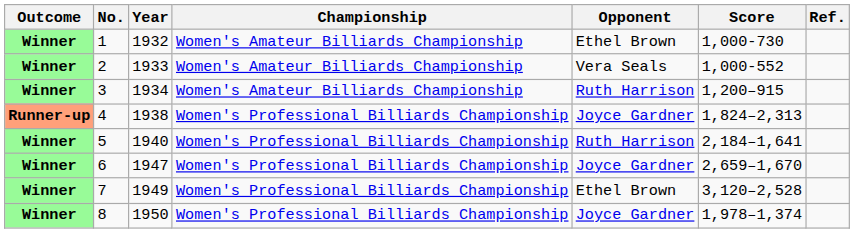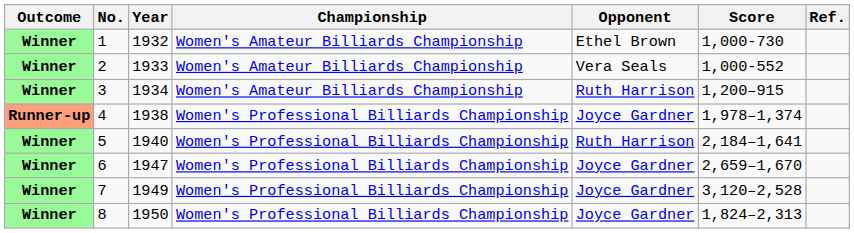(752, 116) 1,824–2,313 -> (752, 116) 1,978–1,374
(626, 191) Ethel Brown -> (635, 191) Joyce Gardner
(752, 215) 1,978–1,374 -> (752, 215) 1,824–2,313
